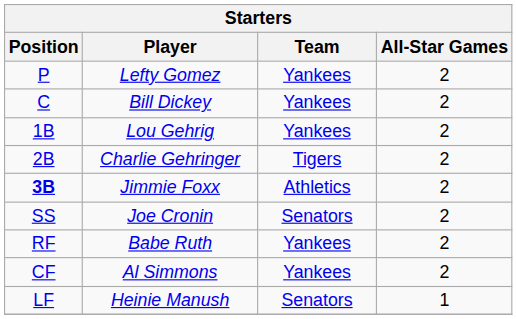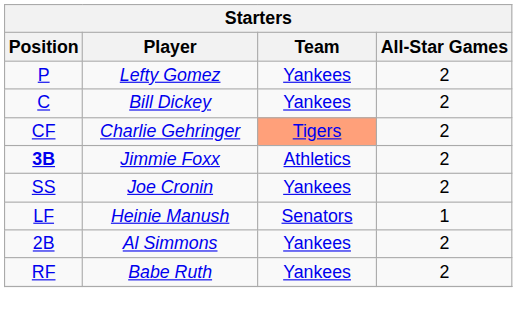- row: (170, 131)
(44, 159) 2B -> (44, 131) CF
(317, 159) no background -> (317, 131) lightsalmon background
(317, 215) Senators -> (317, 187) Yankees
rows swapped: (170, 300) <-> (170, 243)
(44, 272) CF -> (44, 243) 2B
